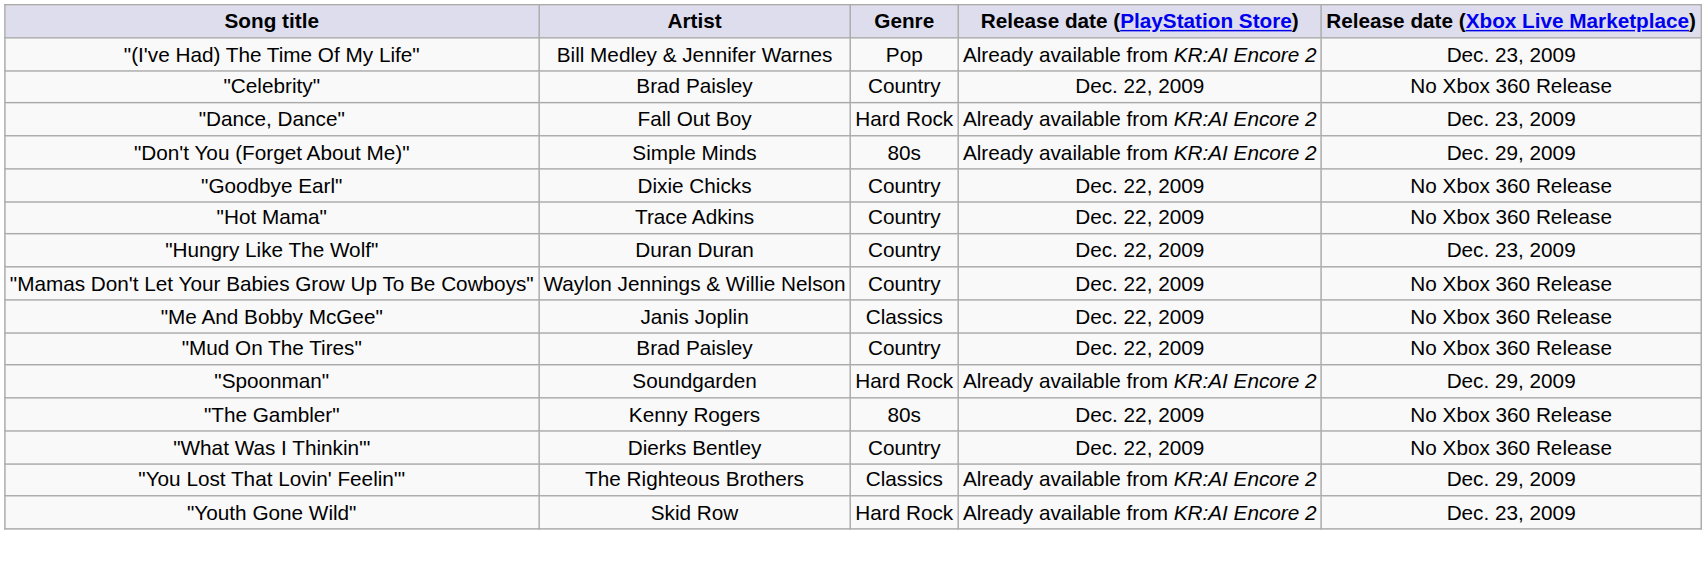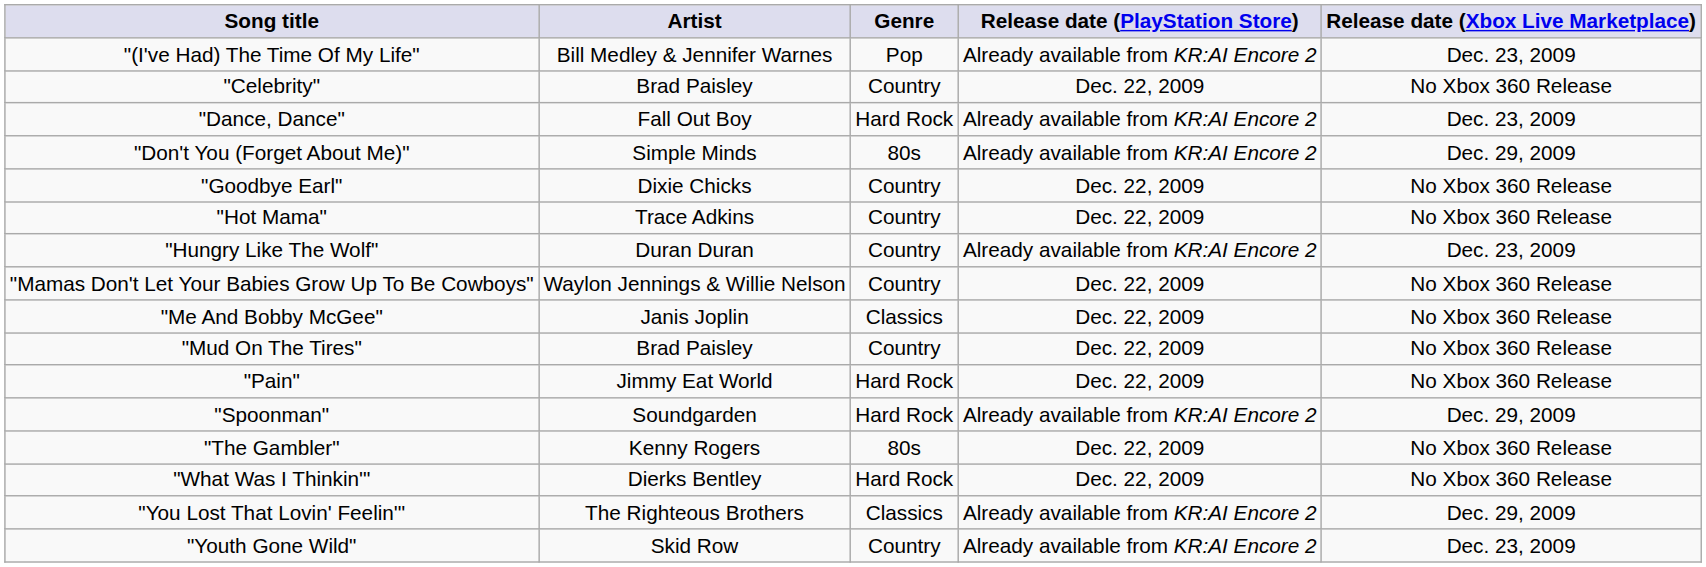(1140, 250) Dec. 22, 2009 -> (1140, 250) Already available from KR:AI Encore 2
+ row: (272, 381)
(904, 447) Country -> (904, 480) Hard Rock
(904, 513) Hard Rock -> (904, 545) Country
